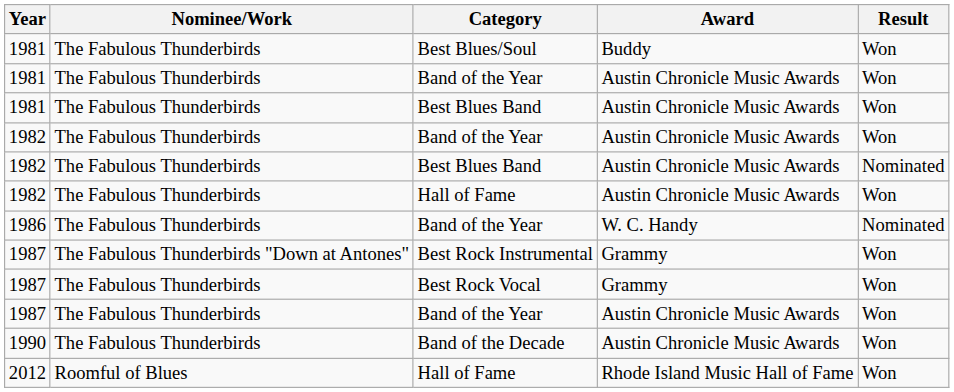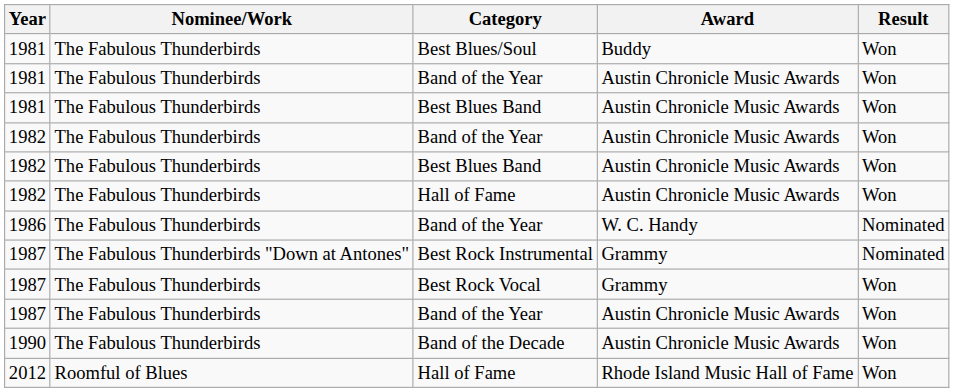(903, 166) Nominated -> (879, 166) Won
(879, 254) Won -> (903, 254) Nominated
